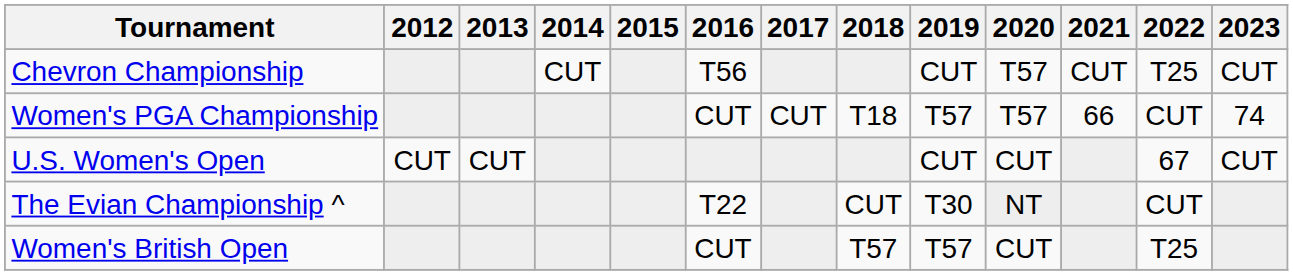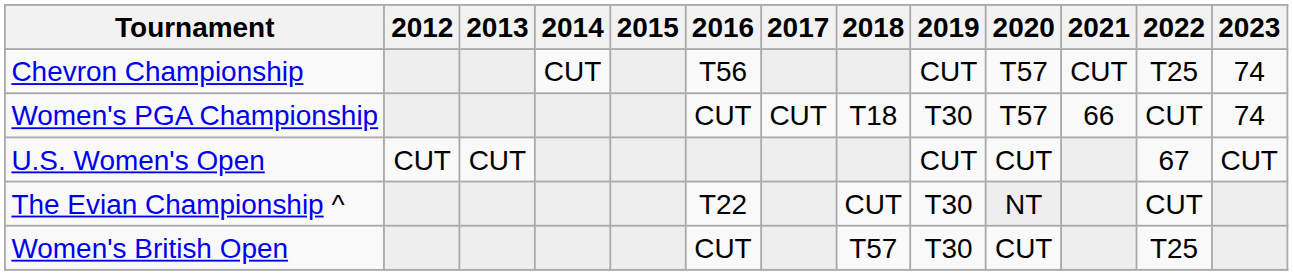(1249, 72) CUT -> (1249, 72) 74
(949, 116) T57 -> (949, 116) T30
(949, 249) T57 -> (949, 249) T30
